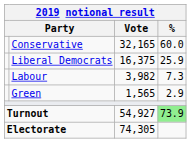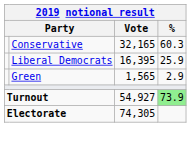(172, 45) 60.0 -> (172, 45) 60.3
(137, 61) 16,375 -> (137, 61) 16,395
- row: (29, 77)
